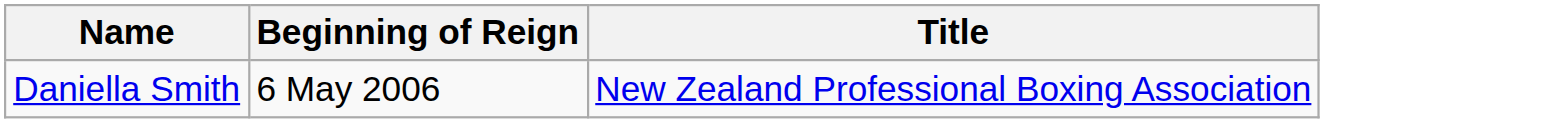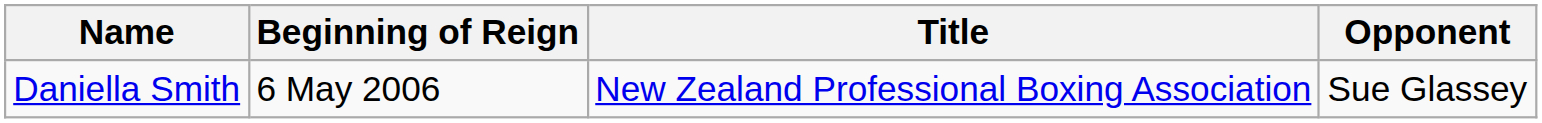+ column: (1427, 32)
